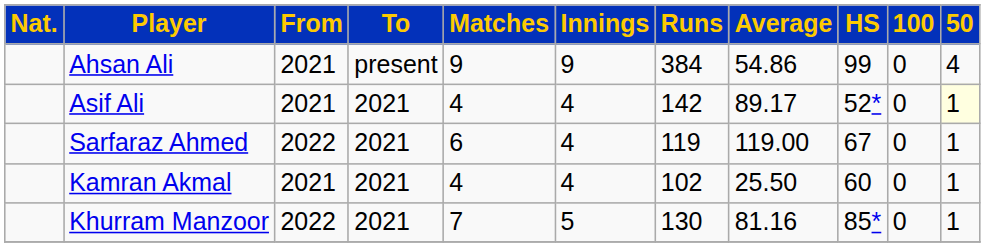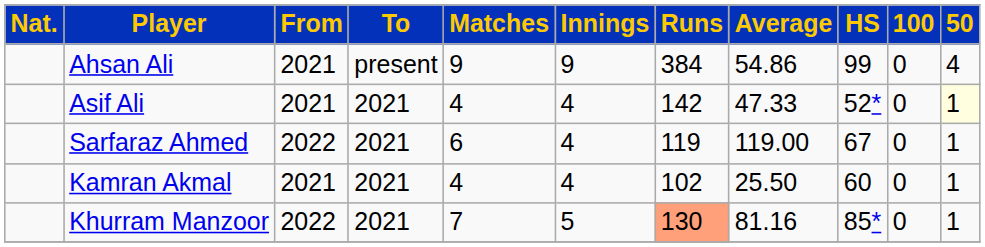(766, 103) 89.17 -> (766, 103) 47.33
(682, 222) no background -> (682, 222) lightsalmon background
